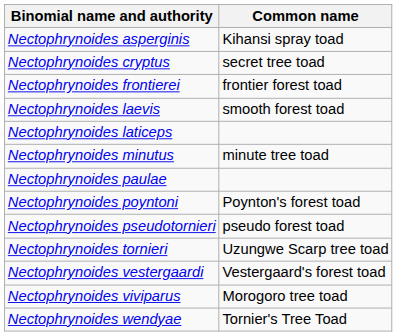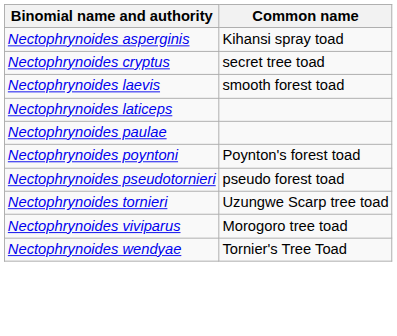- row: (94, 86)
- row: (91, 156)
- row: (106, 272)
